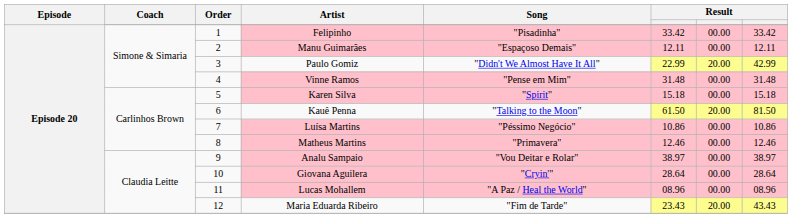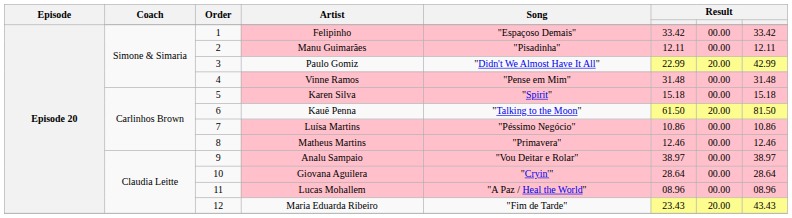(537, 32) "Pisadinha" -> (537, 32) "Espaçoso Demais"
(537, 48) "Espaçoso Demais" -> (537, 48) "Pisadinha"
